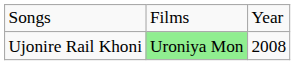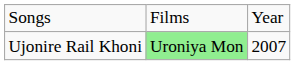(269, 45) 2008 -> (269, 45) 2007
